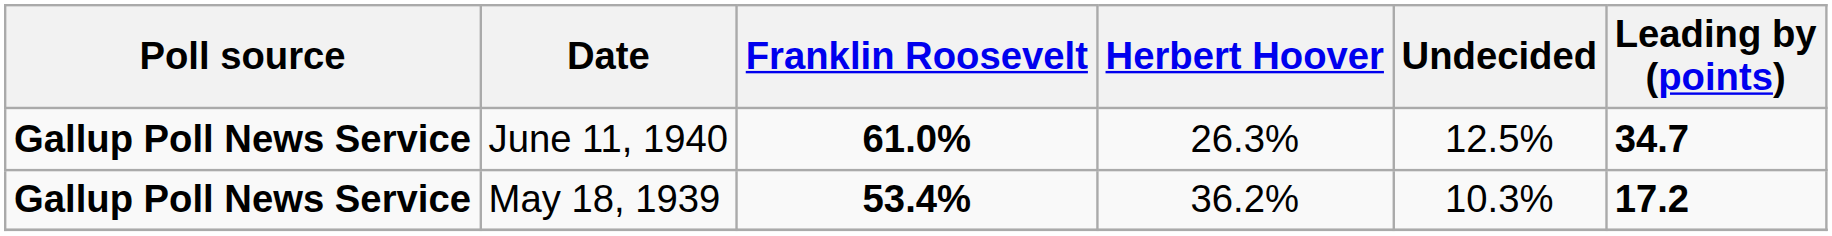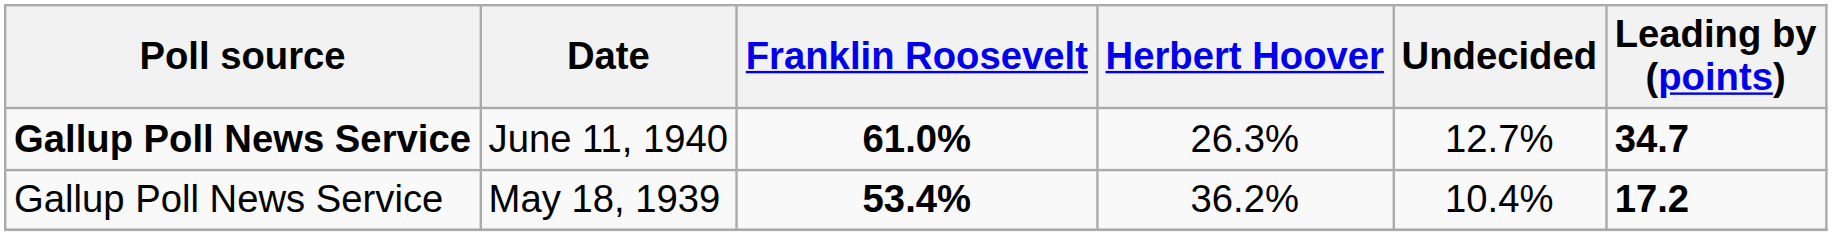(1499, 138) 12.5% -> (1499, 138) 12.7%
(242, 199) bold -> (229, 199) normal
(1499, 199) 10.3% -> (1499, 199) 10.4%
